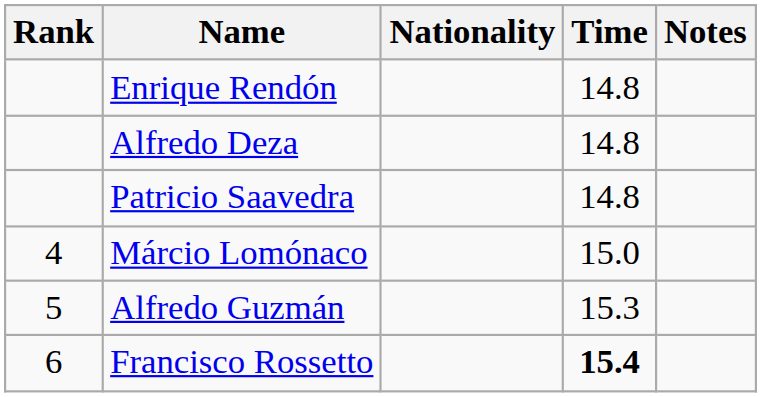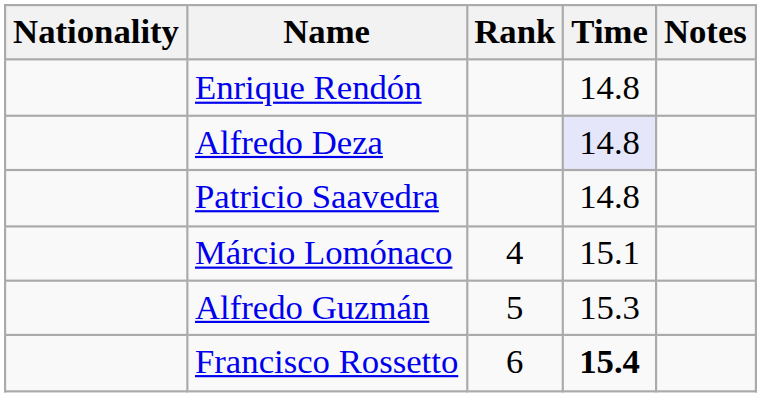columns swapped: (54, 32) <-> (472, 32)
(610, 142) no background -> (610, 142) lavender background
(610, 252) 15.0 -> (610, 252) 15.1
